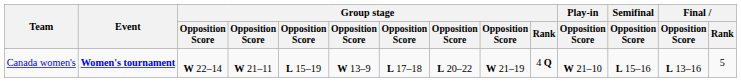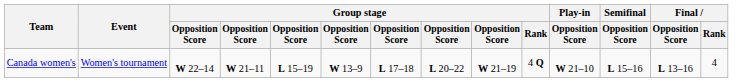(128, 63) bold -> (124, 63) normal
(722, 63) 5 -> (714, 63) 4
